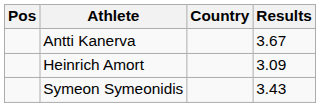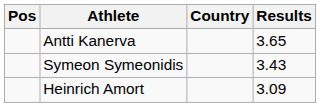(271, 41) 3.67 -> (271, 41) 3.65
rows swapped: (113, 89) <-> (94, 65)
